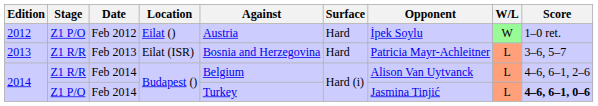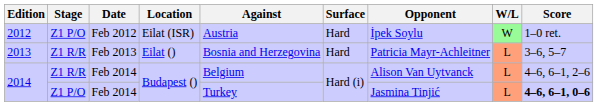(159, 33) Eilat () -> (168, 33) Eilat (ISR)
(168, 52) Eilat (ISR) -> (159, 52) Eilat ()
